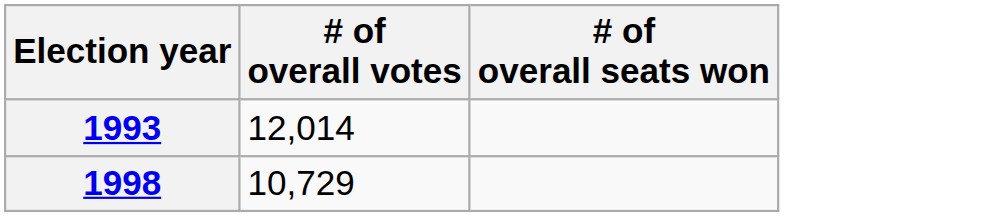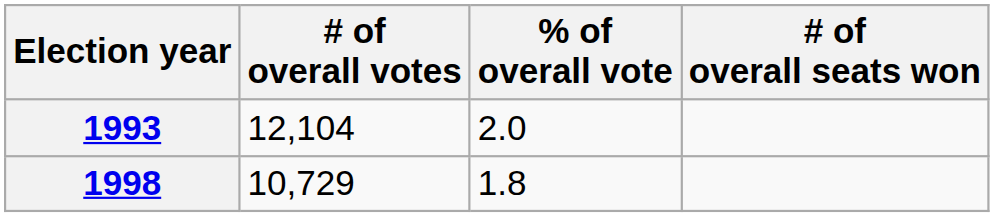+ column: (575, 51)
(301, 127) 12,014 -> (301, 127) 12,104
